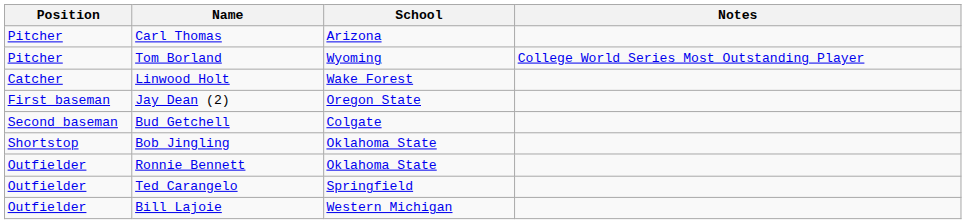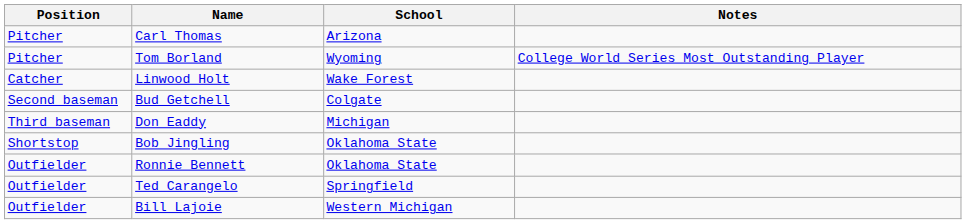- row: (182, 101)
+ row: (171, 122)
